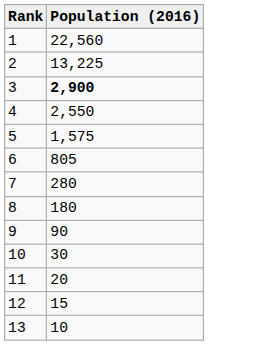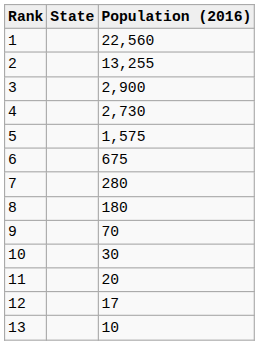+ column: (72, 17)
(77, 64) 13,225 -> (128, 64) 13,255
(72, 88) bold -> (123, 88) normal
(72, 112) 2,550 -> (123, 112) 2,730
(64, 160) 805 -> (115, 160) 675
(59, 232) 90 -> (110, 232) 70
(59, 304) 15 -> (110, 304) 17
